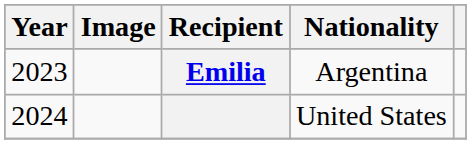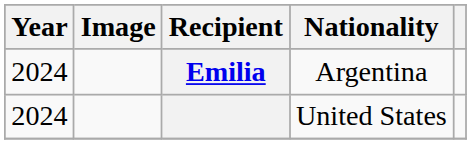(40, 71) 2023 -> (40, 71) 2024
